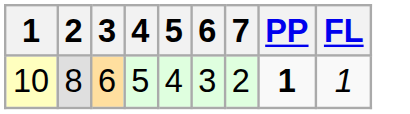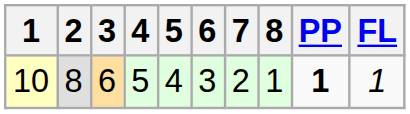+ column: (274, 30)
